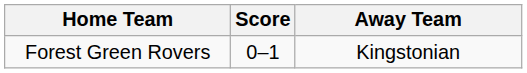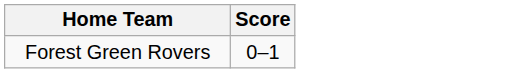- column: (408, 20)
